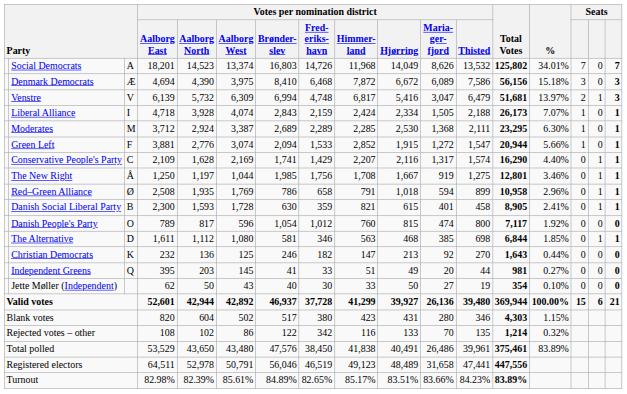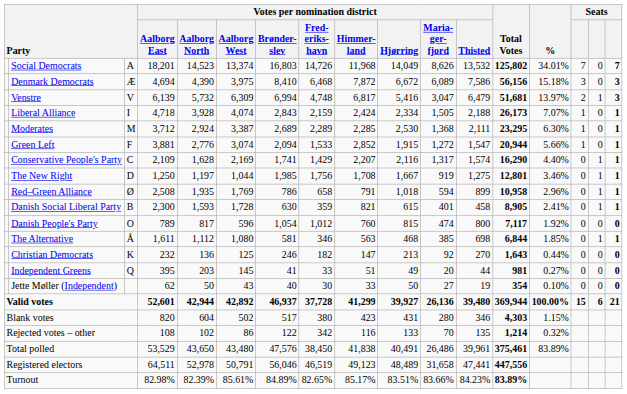(130, 176) Å -> (130, 176) D
(130, 239) D -> (130, 239) Å
